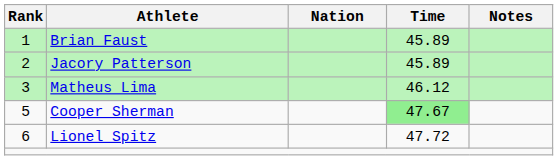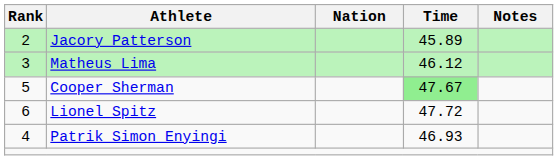- row: (99, 40)
+ row: (138, 136)
